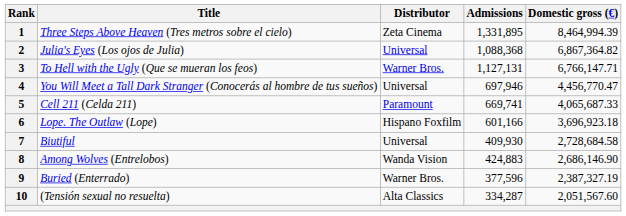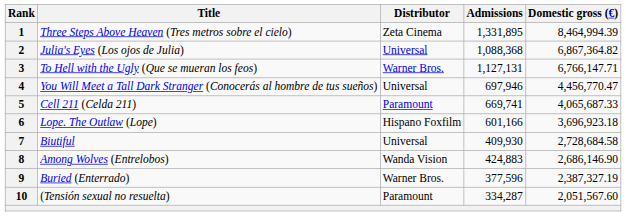(413, 196) Alta Classics -> (408, 196) Paramount
